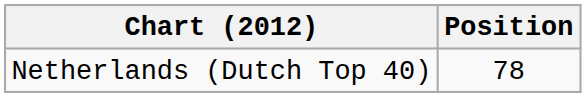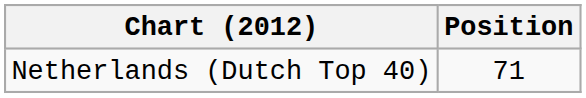(509, 71) 78 -> (509, 71) 71
